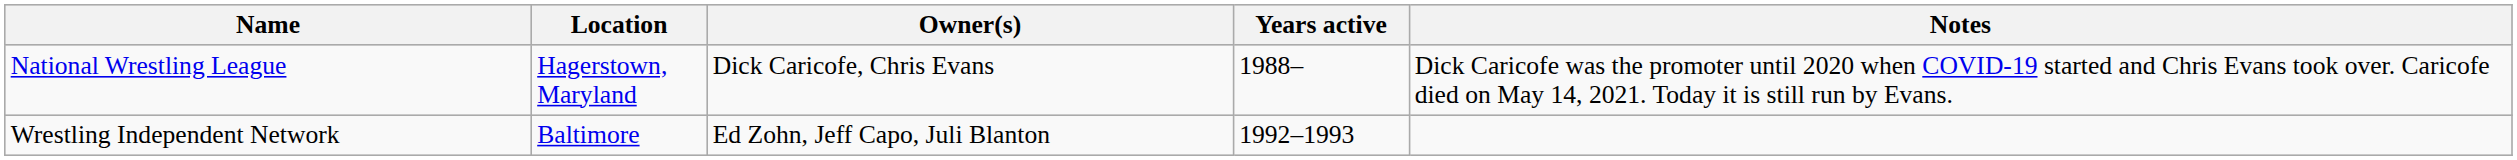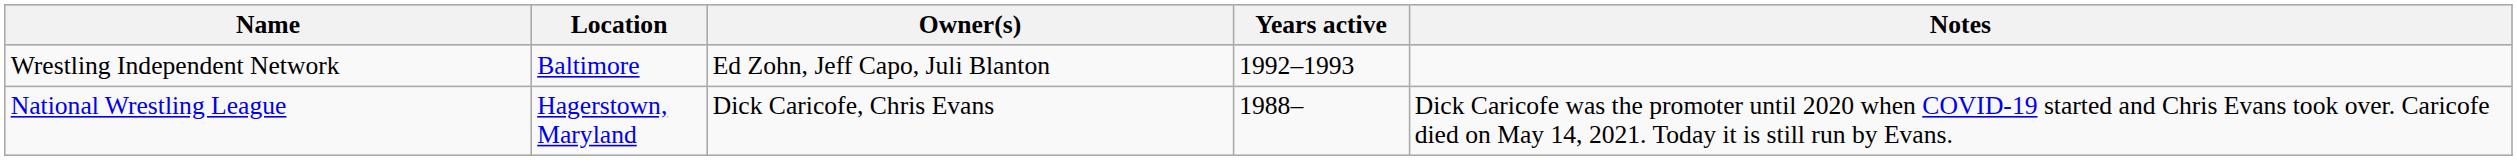rows swapped: (149, 65) <-> (175, 134)
